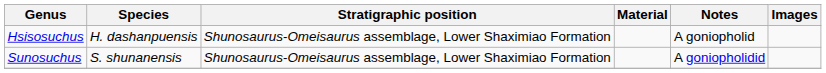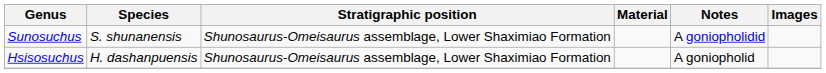rows swapped: (45, 57) <-> (46, 36)
